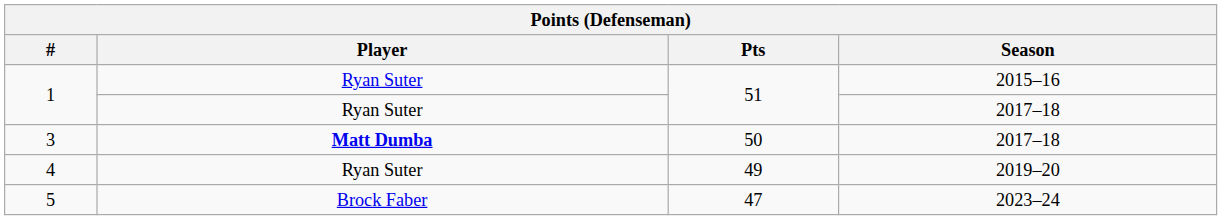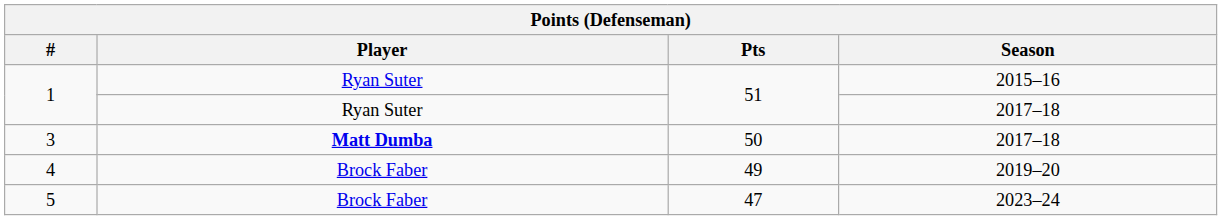(382, 170) Ryan Suter -> (382, 170) Brock Faber
